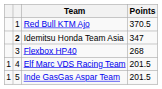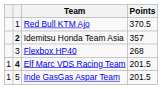(137, 37) 347 -> (137, 37) 357
(17, 64) normal -> (17, 64) bold
